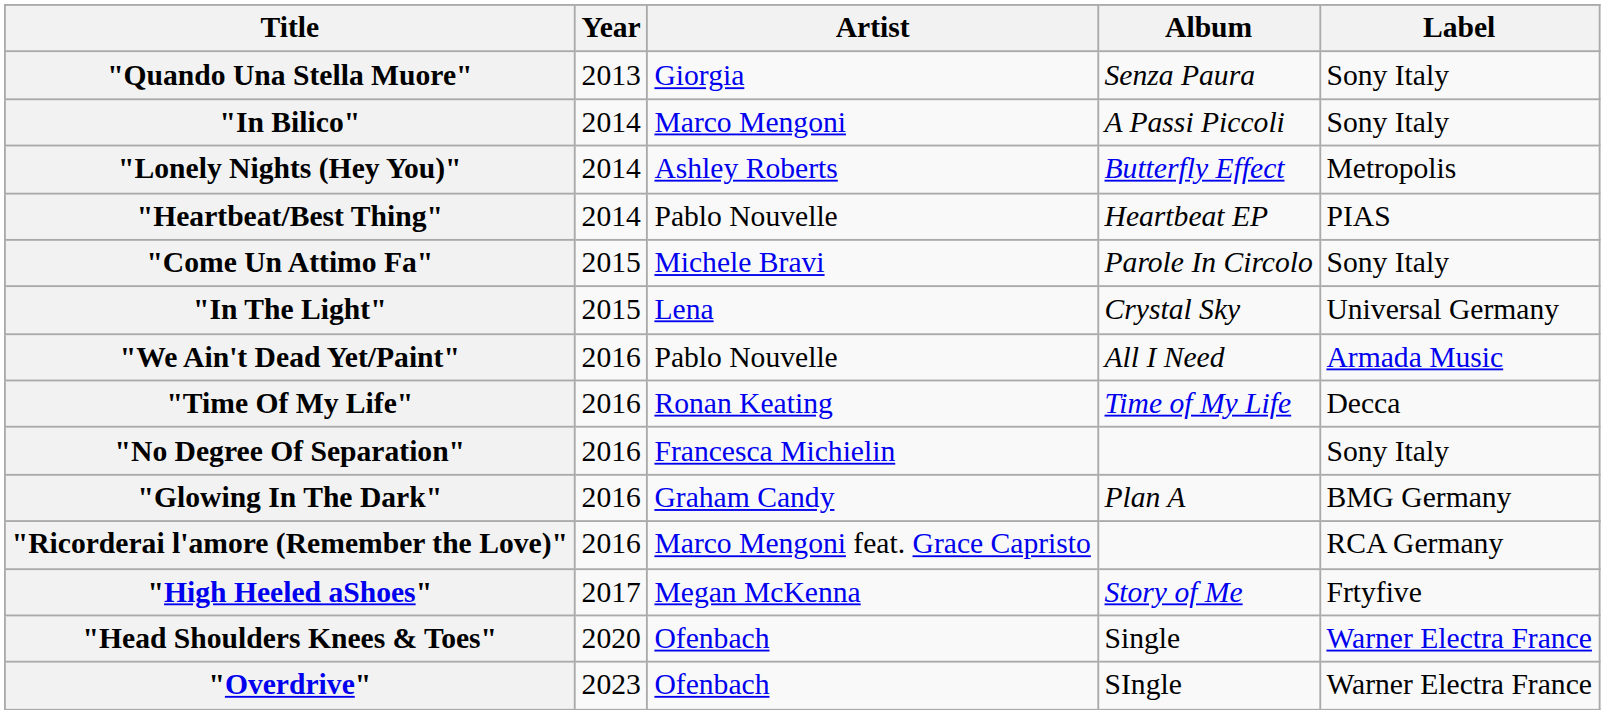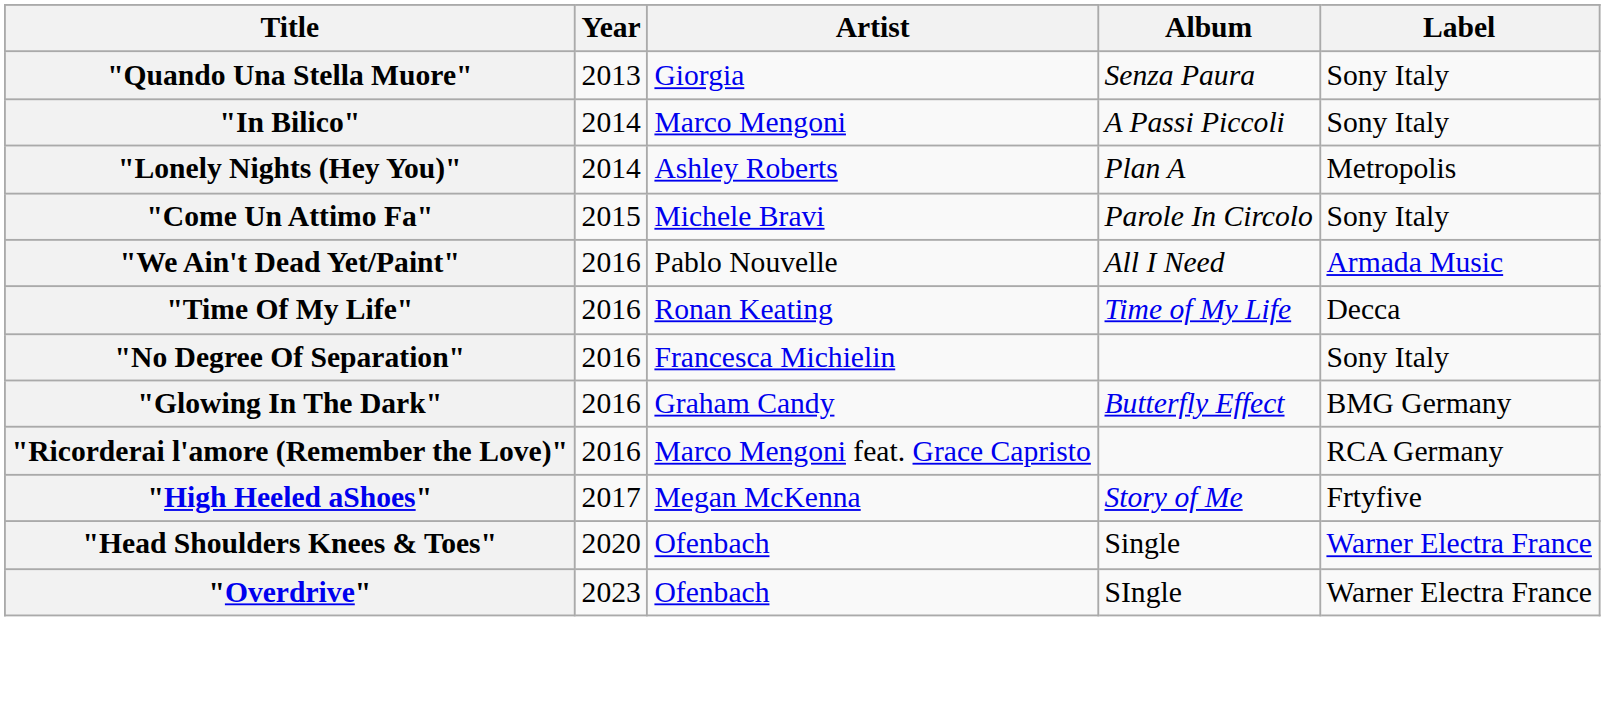(1195, 168) Butterfly Effect -> (1145, 168) Plan A
- row: (290, 215)
- row: (290, 309)
(1145, 497) Plan A -> (1195, 403) Butterfly Effect
